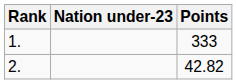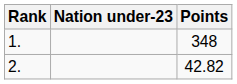(204, 41) 333 -> (204, 41) 348
